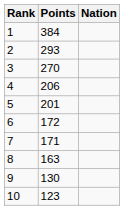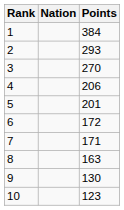columns swapped: (99, 13) <-> (58, 13)
